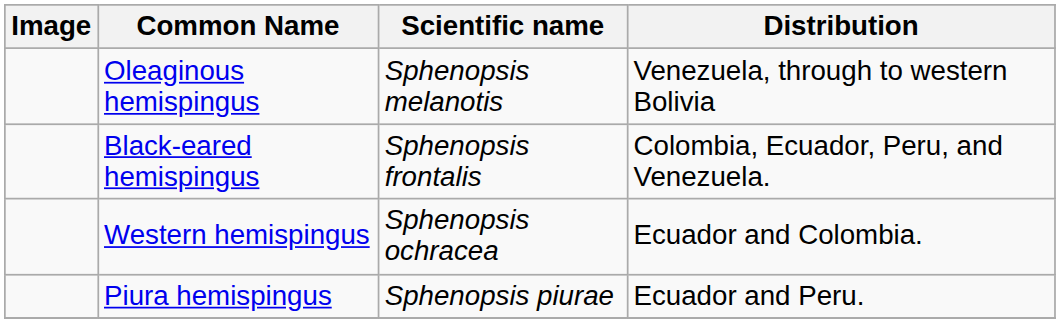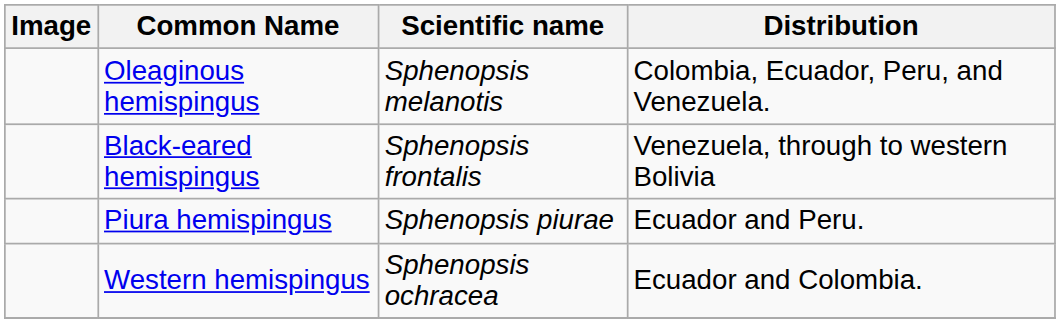(820, 85) Venezuela, through to western Bolivia -> (818, 85) Colombia, Ecuador, Peru, and Venezuela.
(818, 160) Colombia, Ecuador, Peru, and Venezuela. -> (820, 160) Venezuela, through to western Bolivia
rows swapped: (218, 295) <-> (237, 235)
